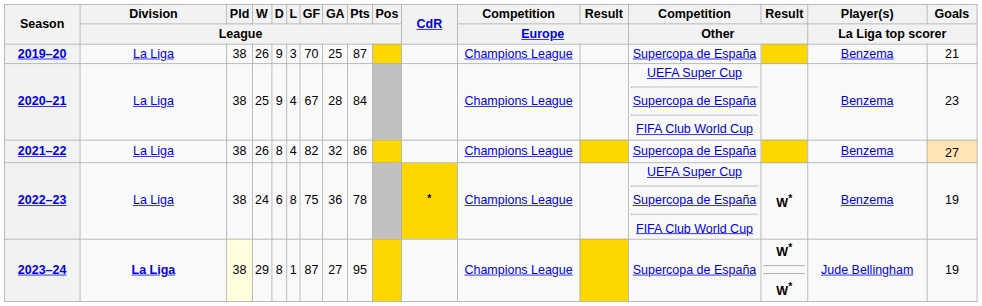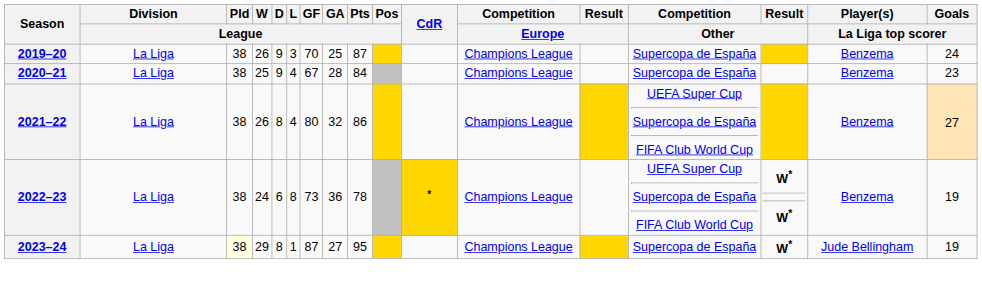(952, 53) 21 -> (952, 53) 24
(695, 101) UEFA Super Cup Supercopa de España FIFA Club World Cup -> (695, 73) Supercopa de España
(311, 151) 82 -> (311, 121) 80
(695, 151) Supercopa de España -> (695, 121) UEFA Super Cup Supercopa de España FIFA Club World Cup
(311, 200) 75 -> (311, 197) 73
(784, 201) W* -> (784, 197) W* W*
(153, 270) bold -> (153, 247) normal
(784, 270) W* W* -> (784, 247) W*
